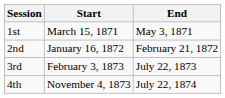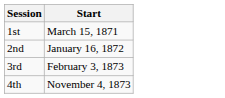- column: (177, 13)
